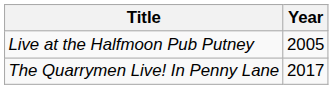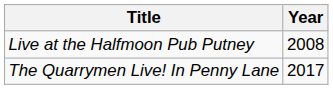(306, 44) 2005 -> (306, 44) 2008
